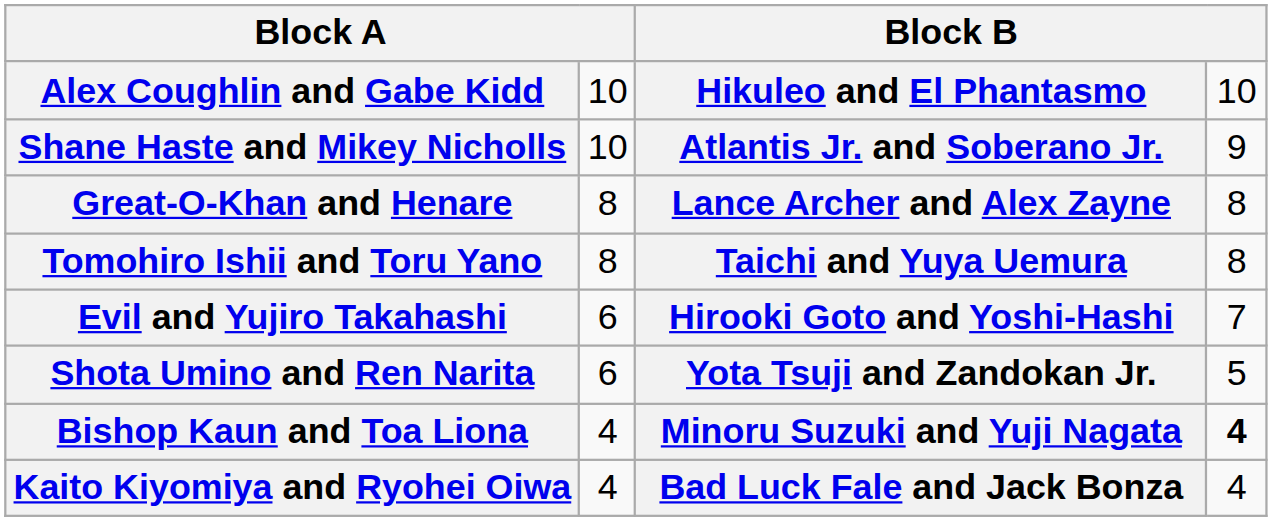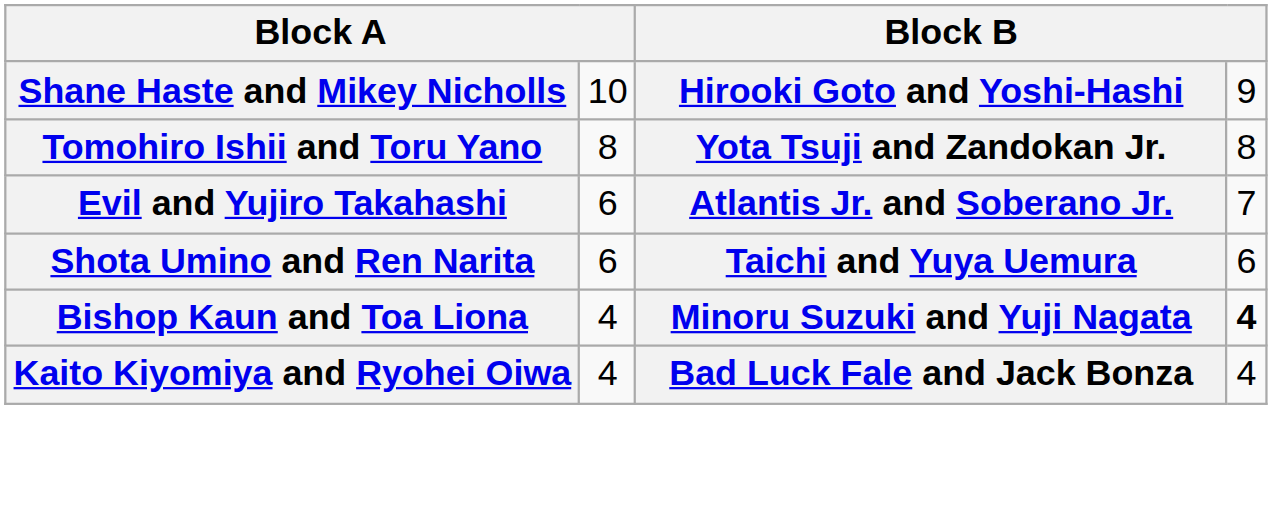- row: (292, 89)
(921, 146) Atlantis Jr. and Soberano Jr. -> (931, 89) Hirooki Goto and Yoshi-Hashi
- row: (292, 203)
(921, 260) Taichi and Yuya Uemura -> (931, 146) Yota Tsuji and Zandokan Jr.
(921, 317) Hirooki Goto and Yoshi-Hashi -> (931, 203) Atlantis Jr. and Soberano Jr.
(921, 373) Yota Tsuji and Zandokan Jr. -> (931, 260) Taichi and Yuya Uemura
(1237, 373) 5 -> (1246, 260) 6
